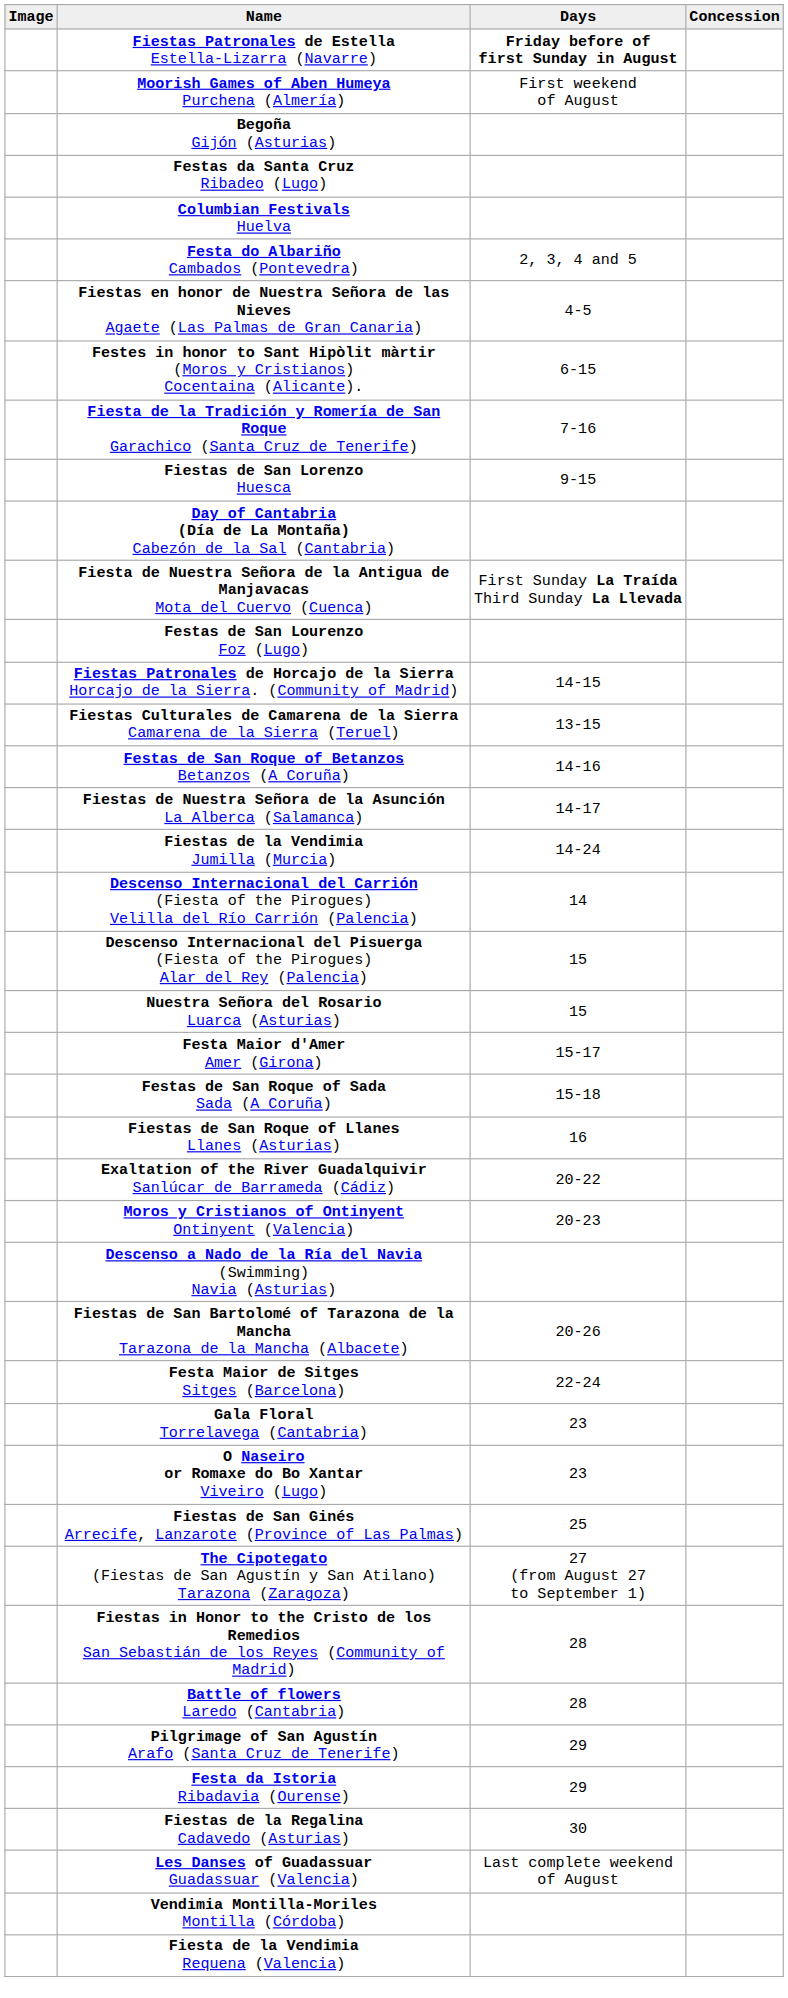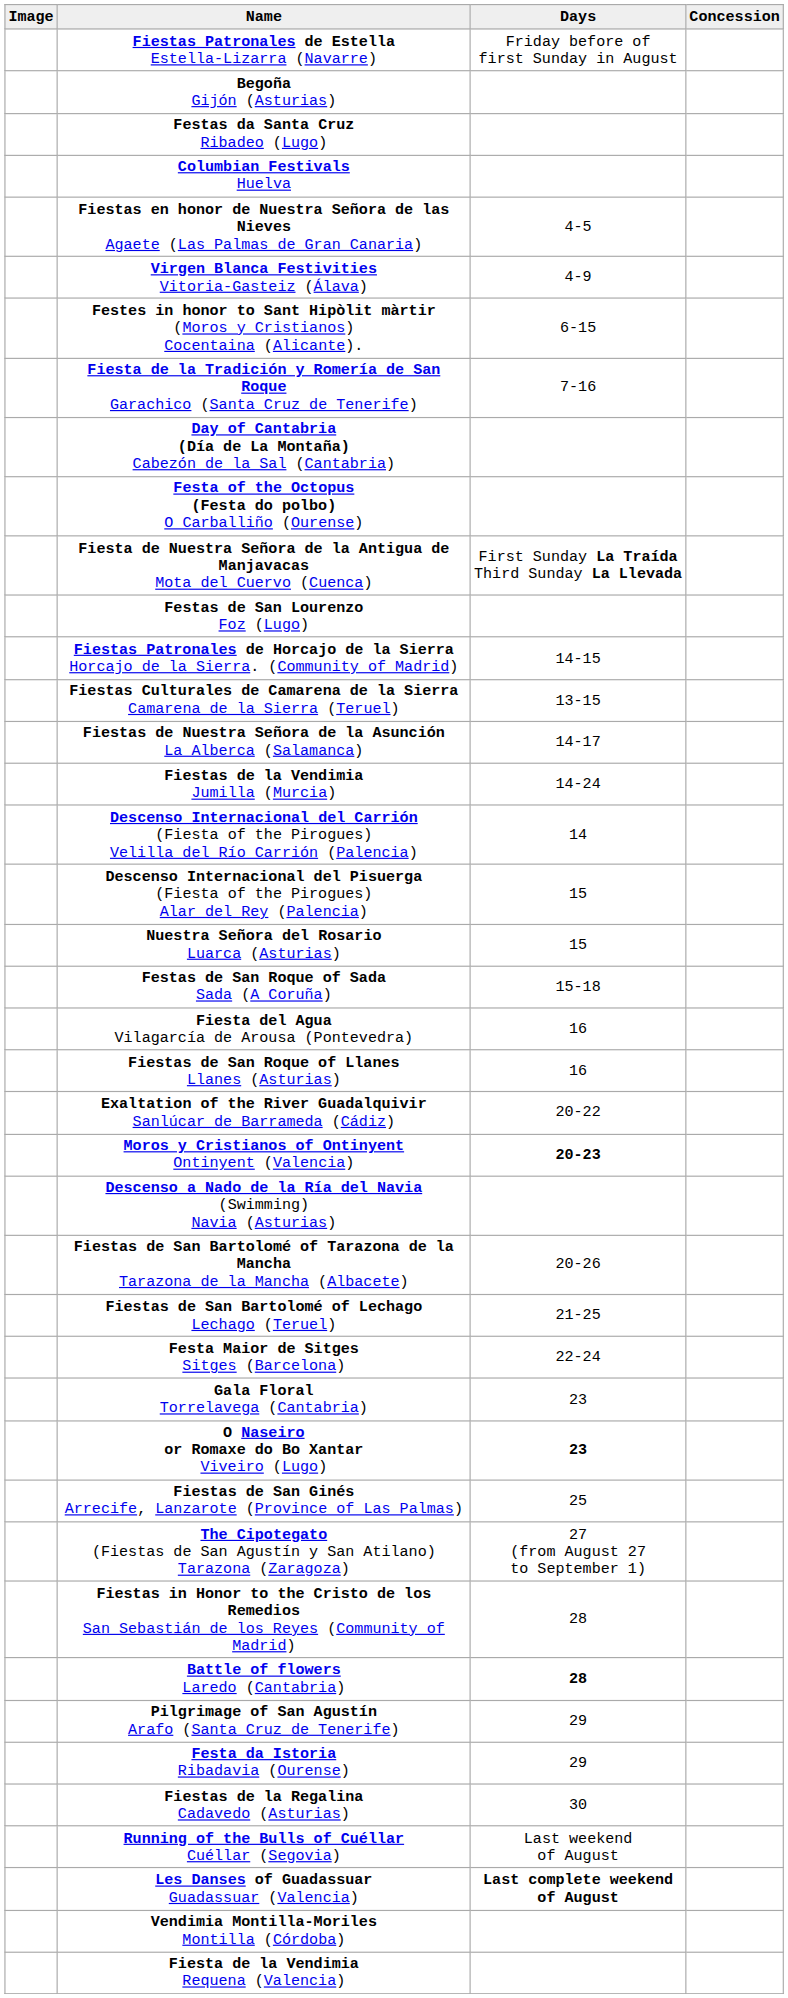(578, 50) bold -> (578, 50) normal
- row: (264, 92)
- row: (264, 260)
+ row: (264, 277)
- row: (264, 480)
+ row: (264, 506)
- row: (264, 767)
- row: (264, 1053)
+ row: (264, 1029)
(578, 1221) normal -> (578, 1155) bold
+ row: (264, 1316)
(578, 1475) normal -> (578, 1450) bold
(578, 1704) normal -> (578, 1679) bold
+ row: (264, 1847)
(578, 1871) normal -> (578, 1889) bold
